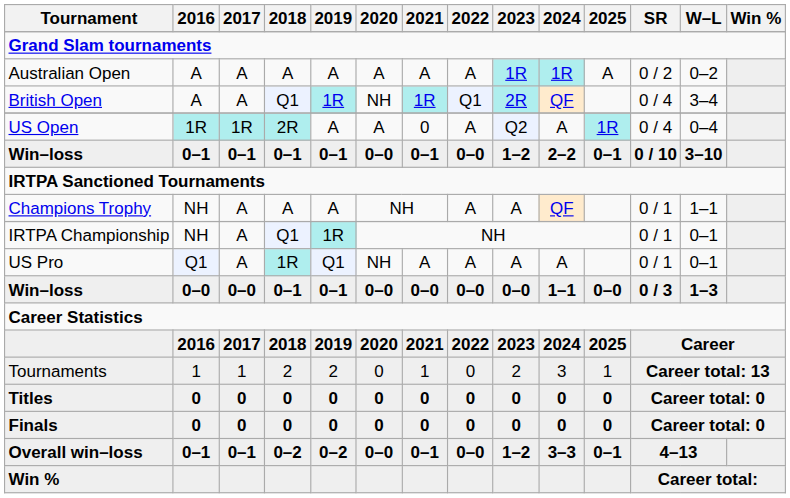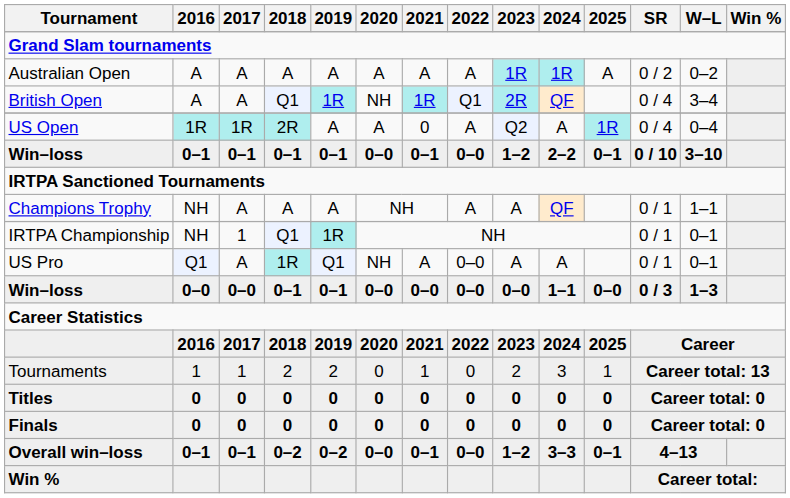(242, 235) A -> (242, 235) 1
(470, 262) A -> (470, 262) 0–0
